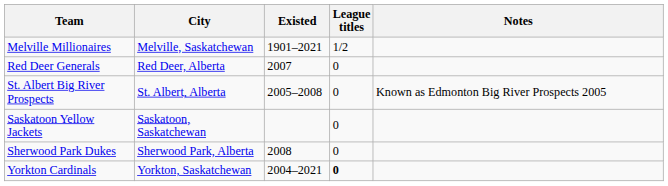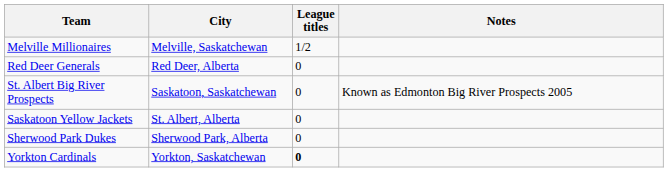- column: (297, 20)
(181, 92) St. Albert, Alberta -> (214, 92) Saskatoon, Saskatchewan
(172, 125) Saskatoon, Saskatchewan -> (196, 118) St. Albert, Alberta
